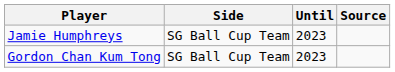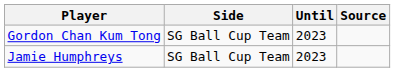rows swapped: (84, 56) <-> (65, 36)
